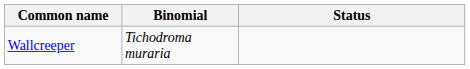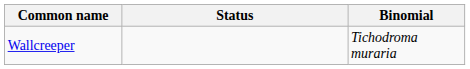columns swapped: (180, 15) <-> (352, 15)
